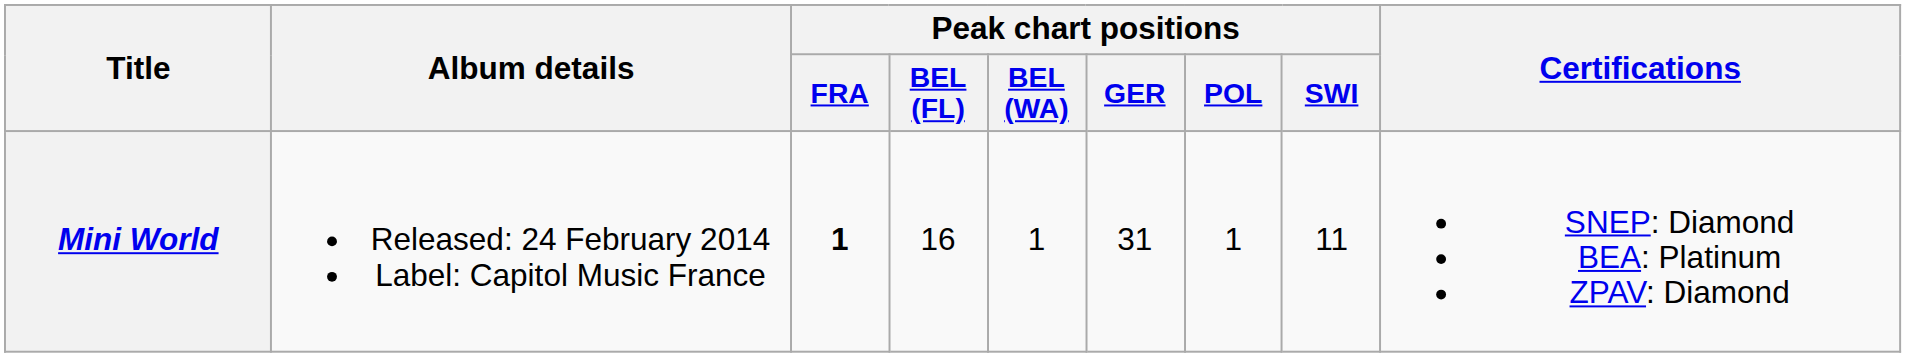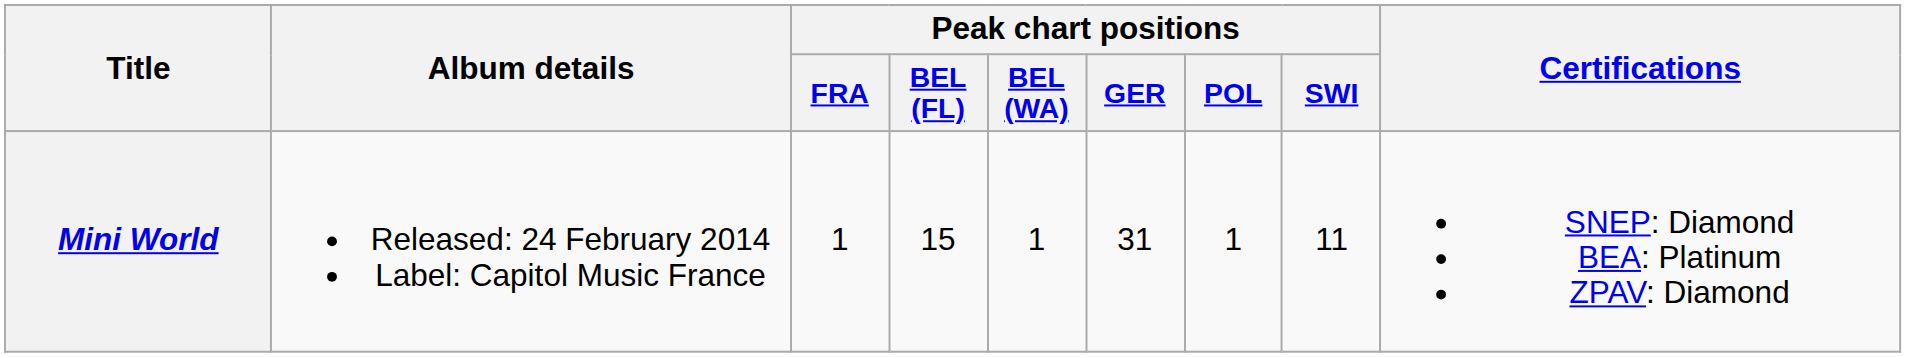(840, 240) bold -> (840, 240) normal
(938, 240) 16 -> (938, 240) 15
